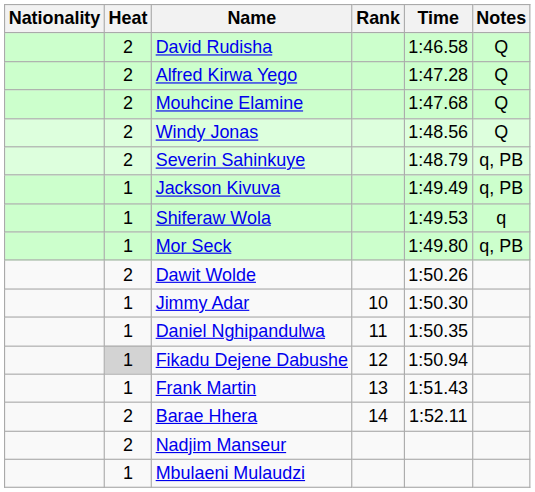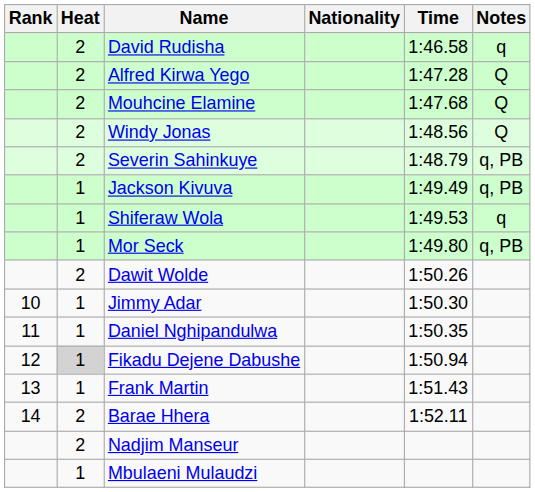columns swapped: (378, 18) <-> (54, 18)
(501, 47) Q -> (501, 47) q
